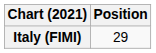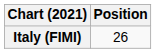(121, 37) 29 -> (121, 37) 26
